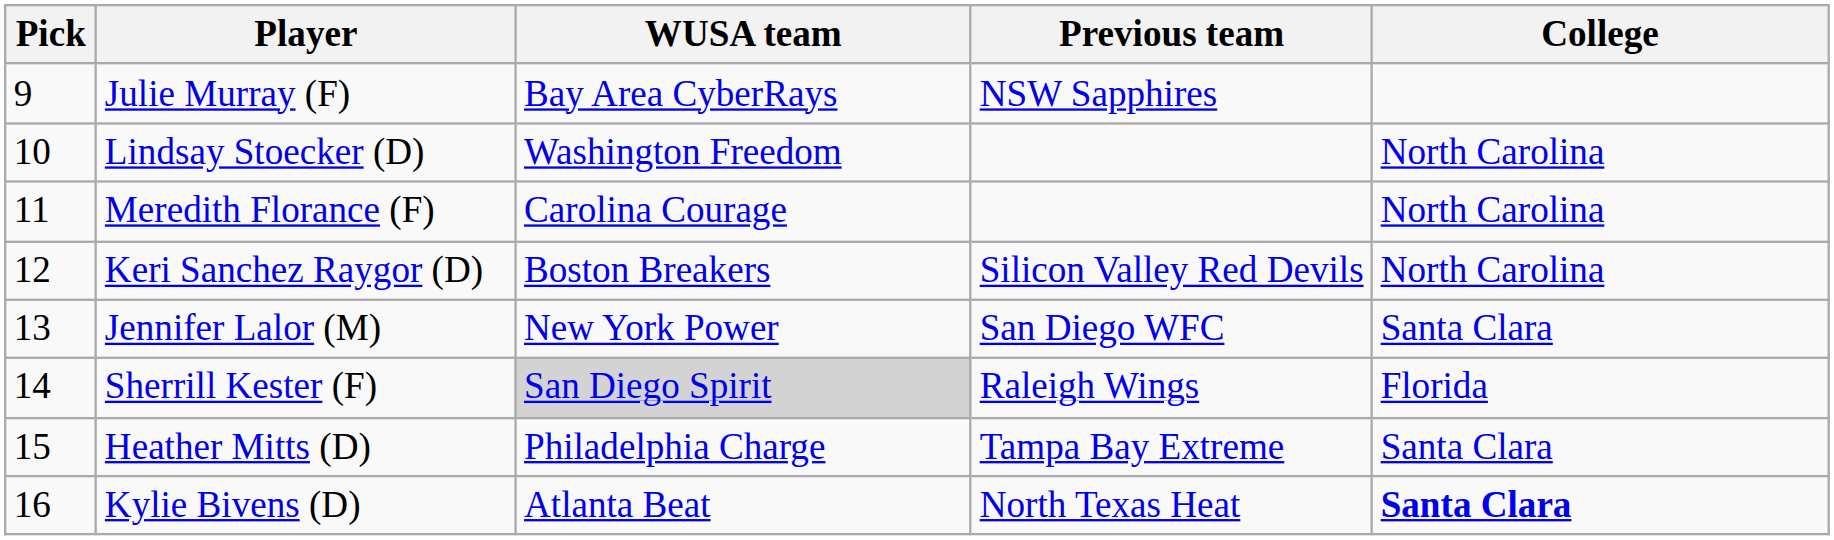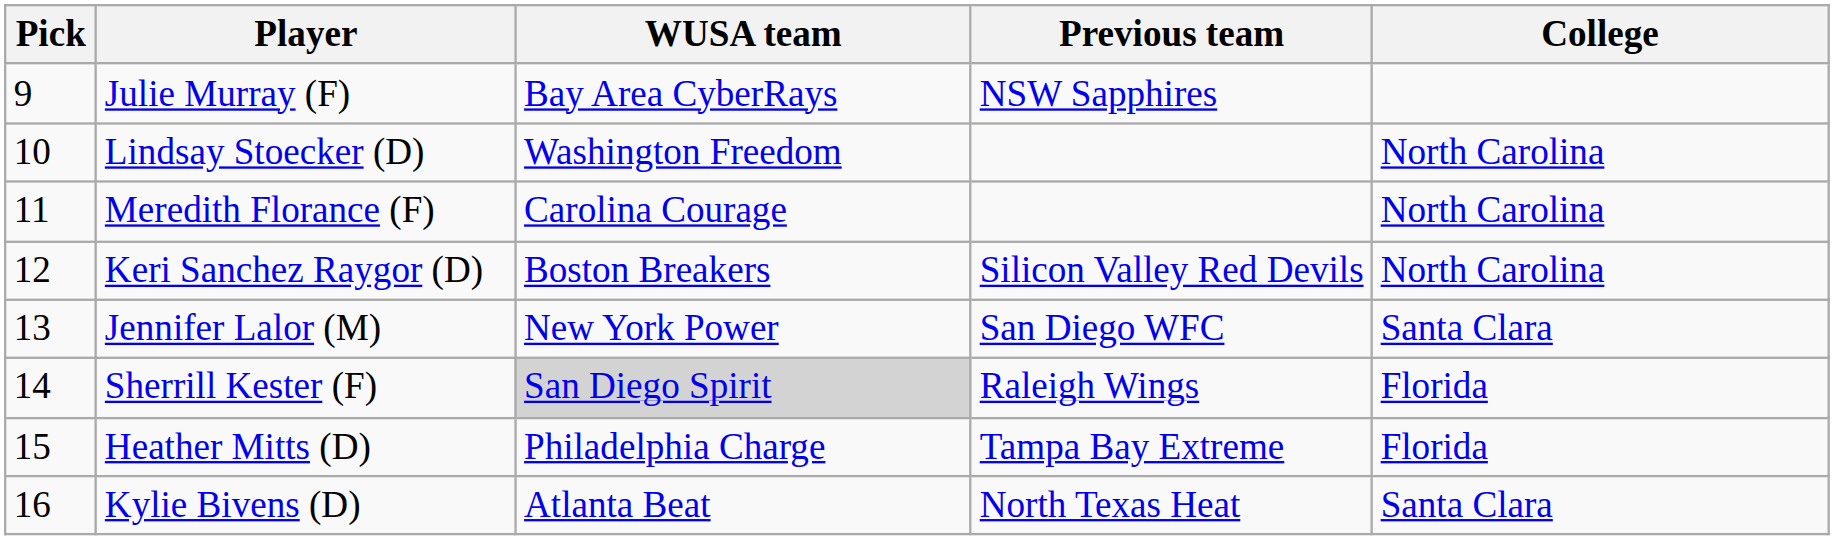(1467, 446) Santa Clara -> (1434, 446) Florida
(1476, 504) bold -> (1467, 504) normal
